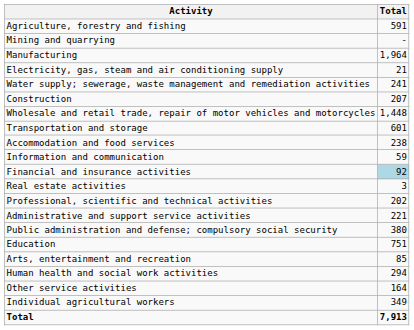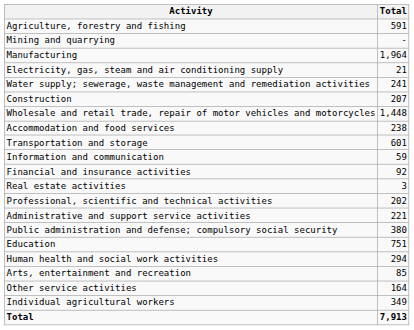rows swapped: (77, 128) <-> (91, 143)
(401, 172) lightblue background -> (401, 172) no background
rows swapped: (112, 274) <-> (99, 259)
